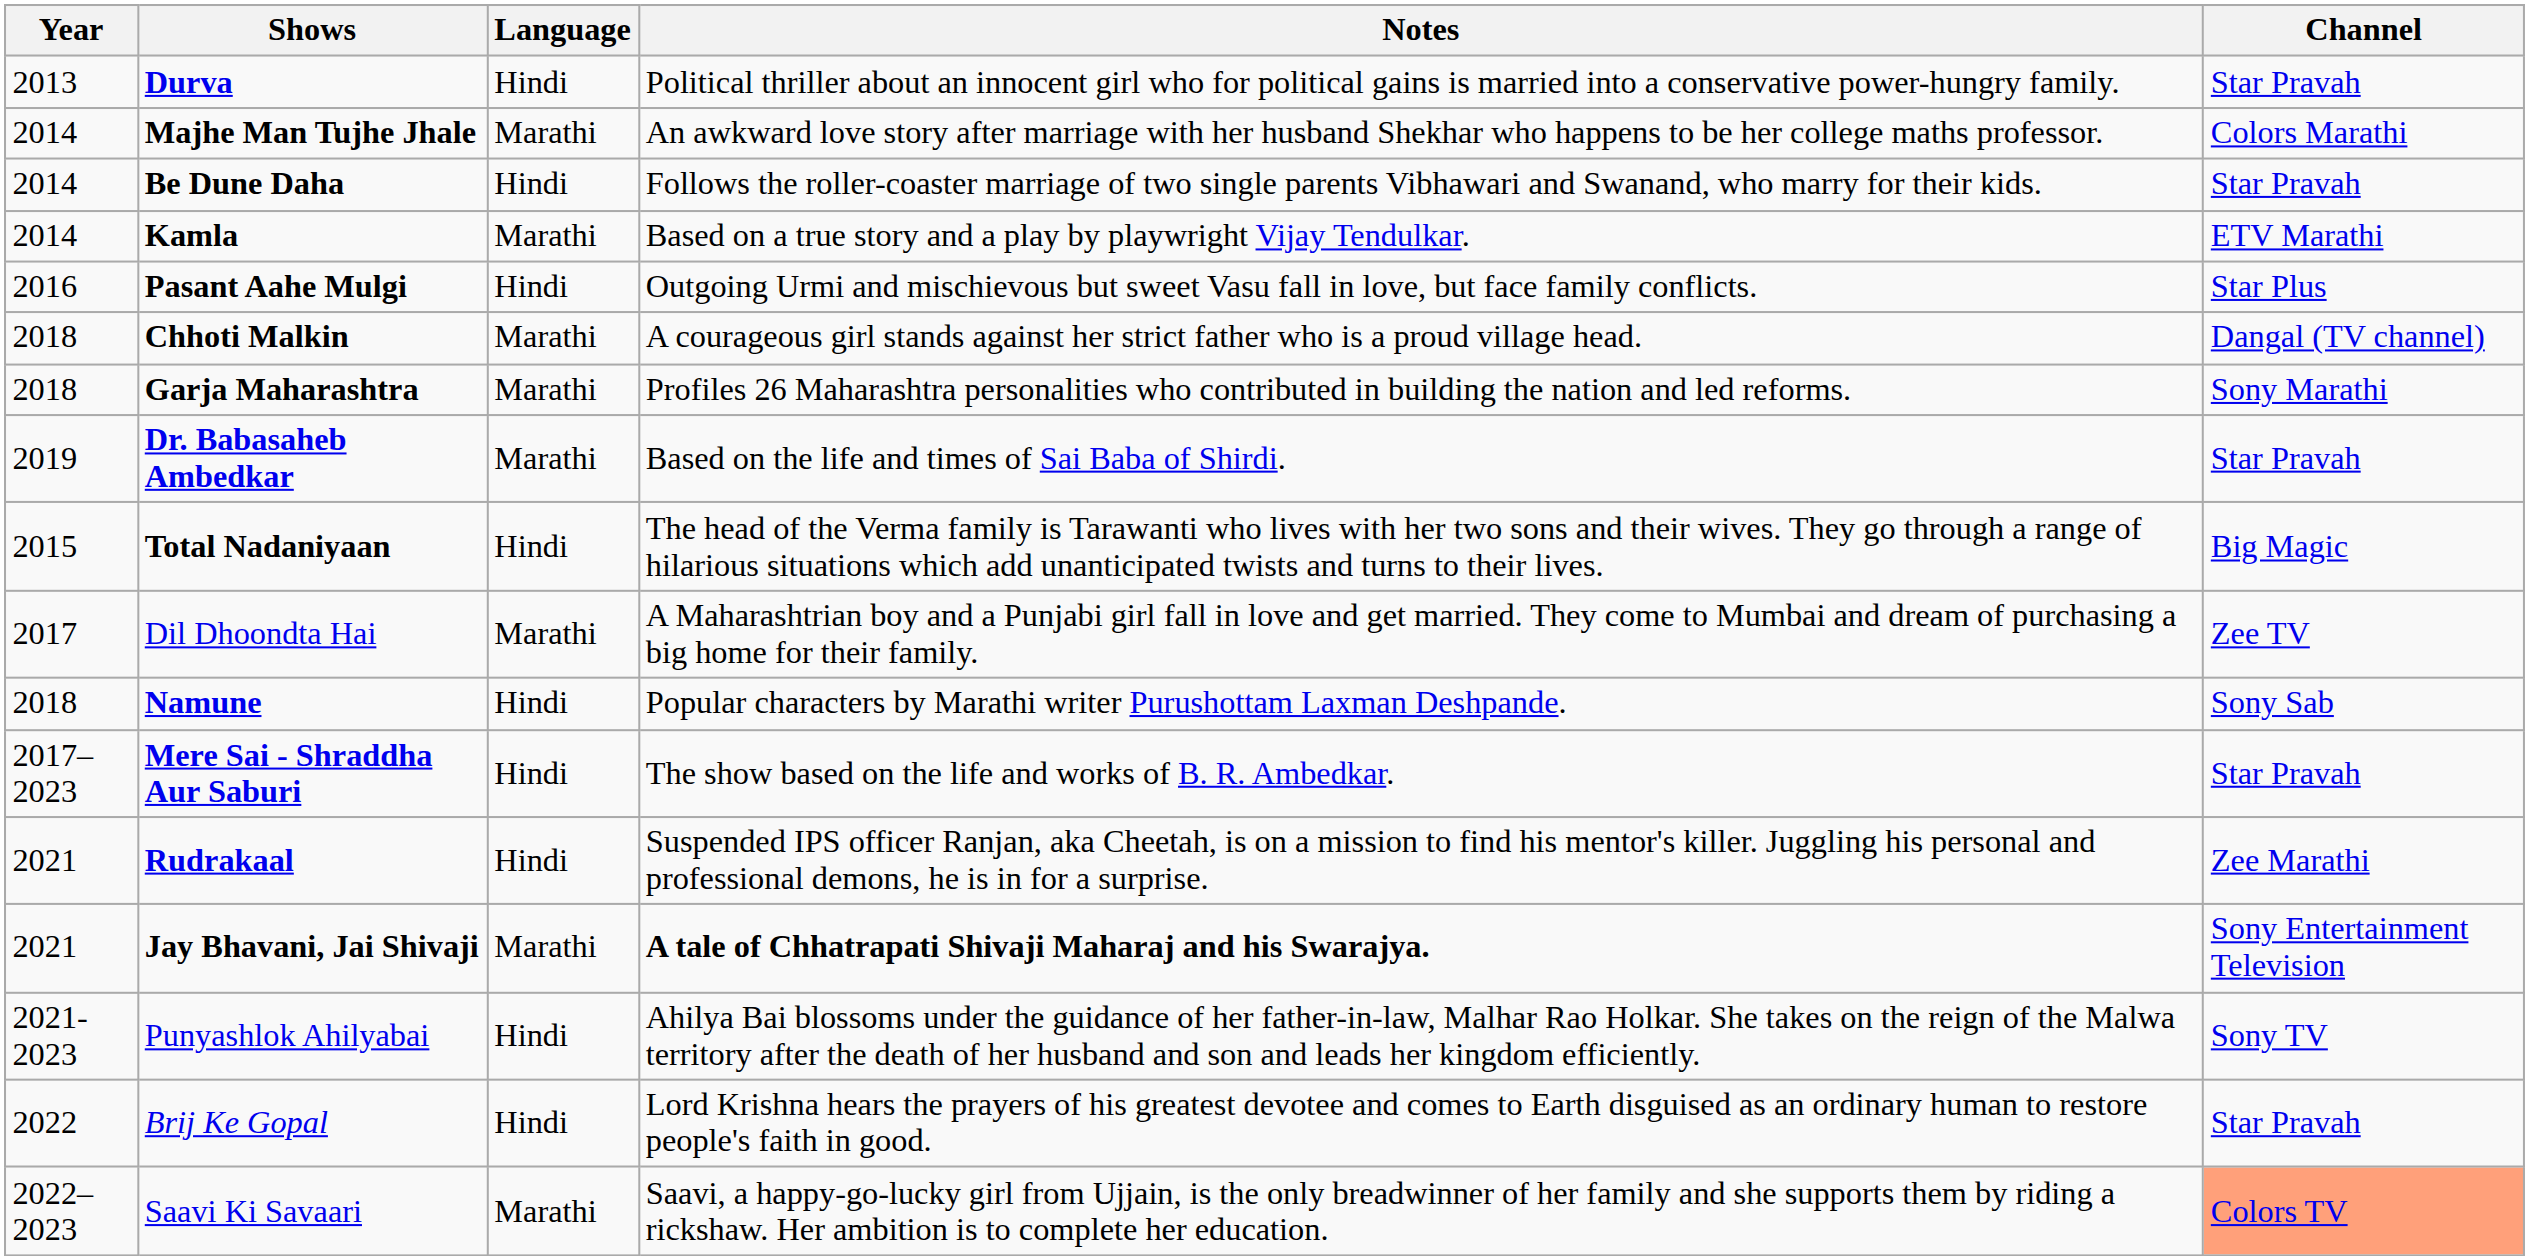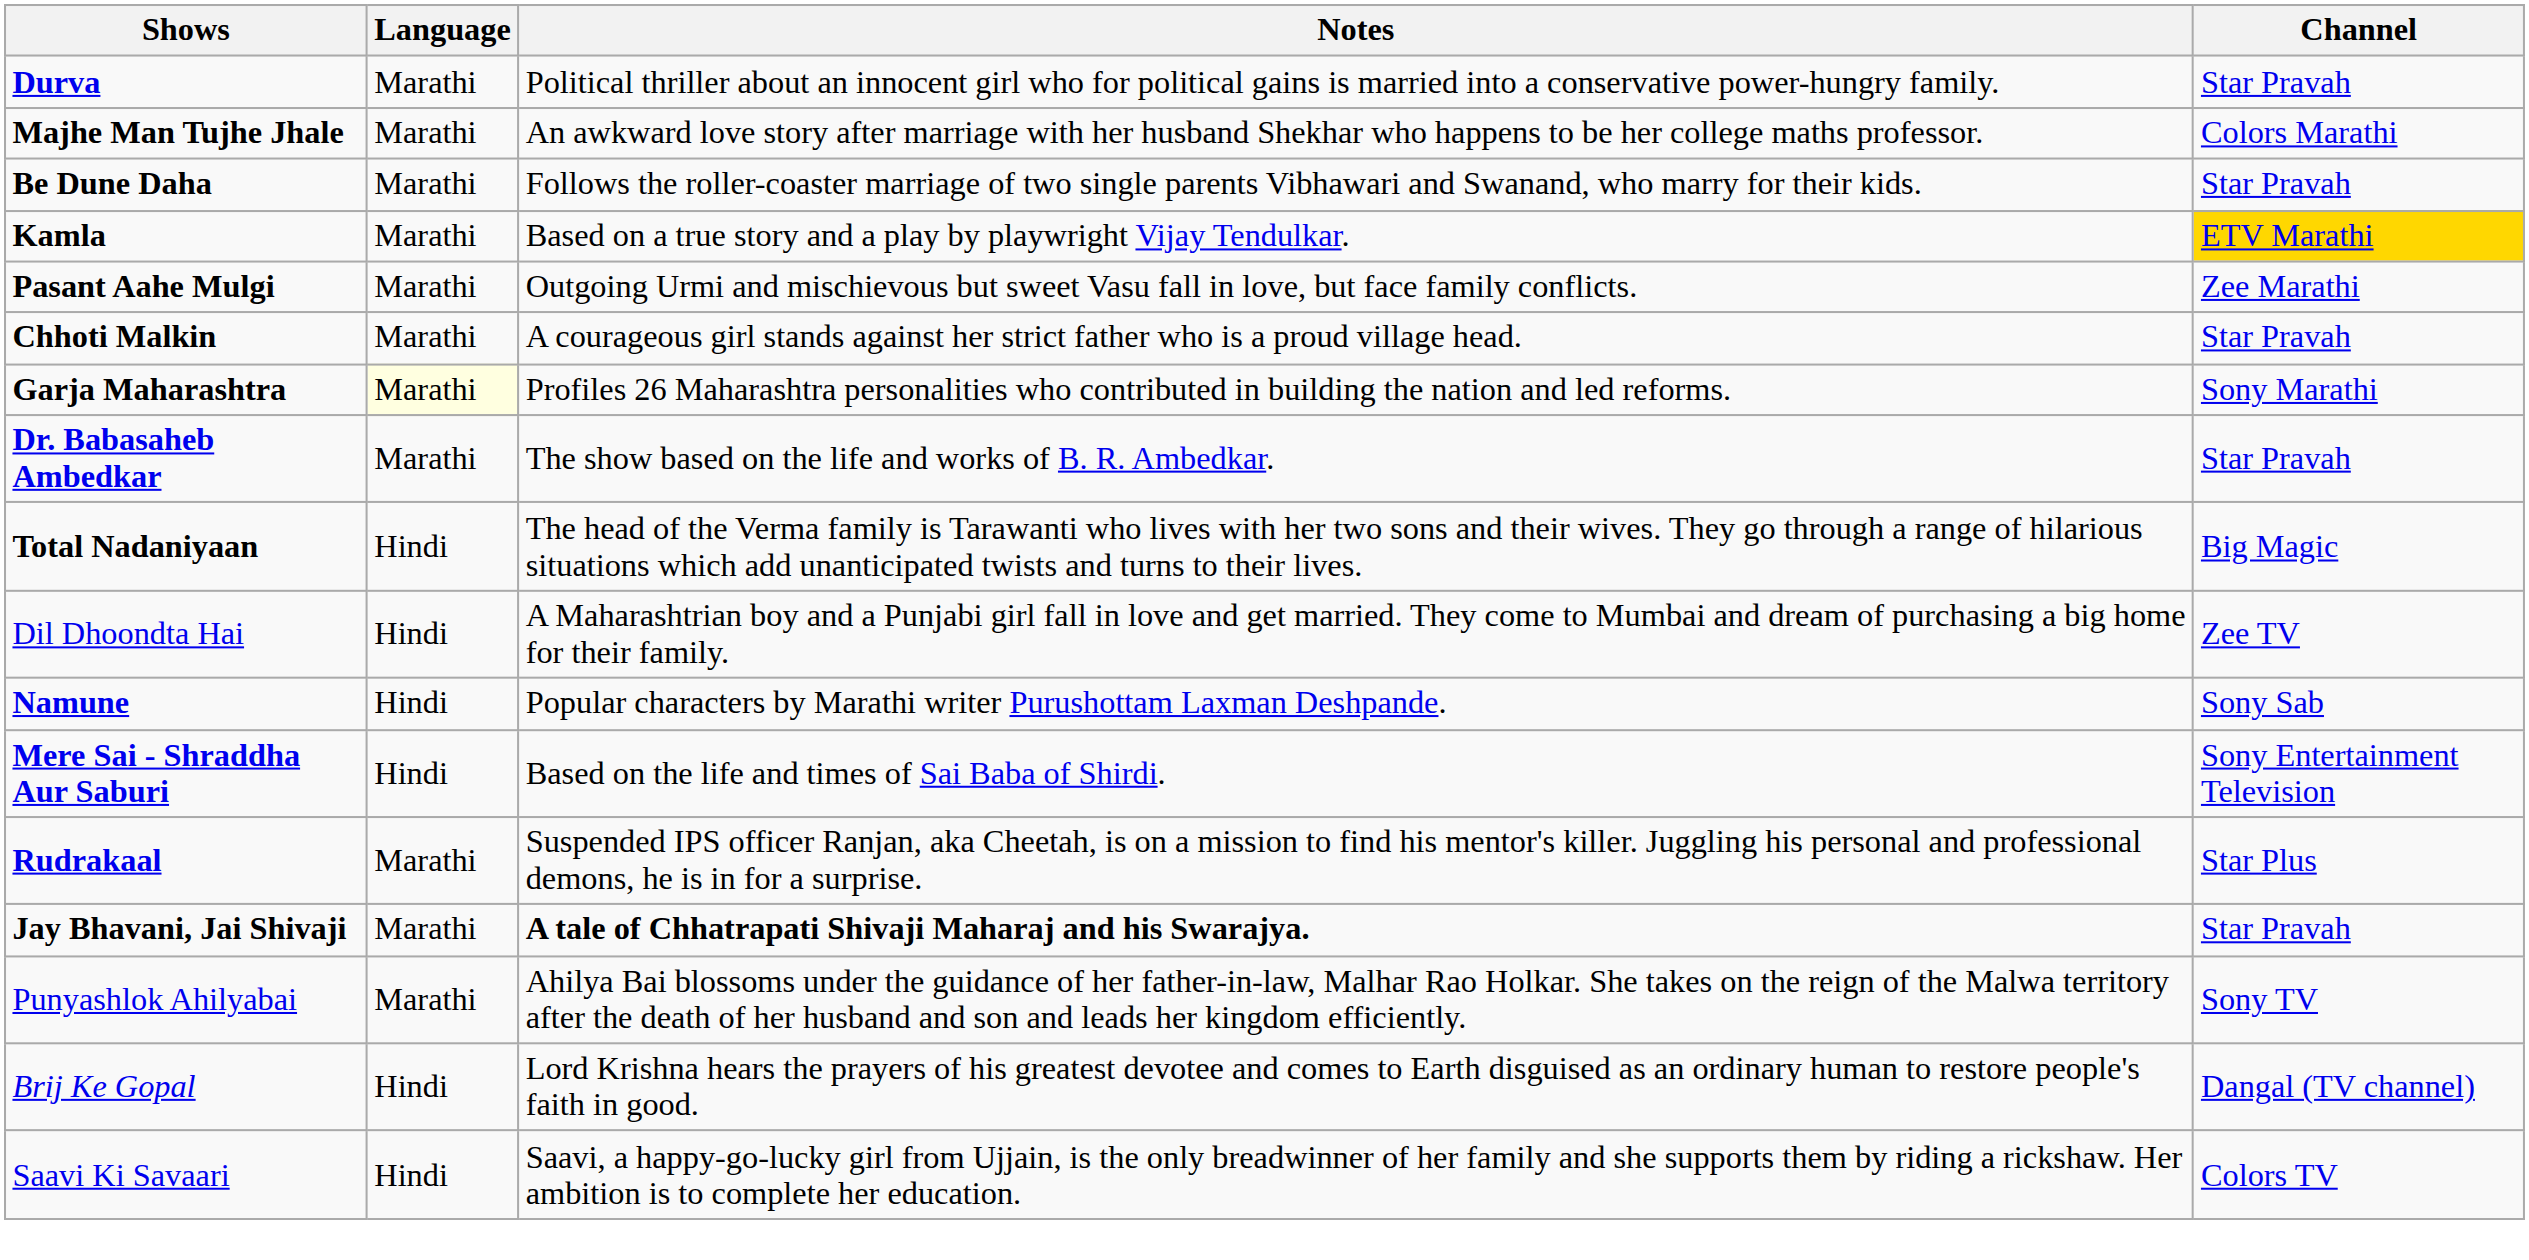- column: (71, 30)
(531, 81) Hindi -> (425, 81) Marathi
(531, 183) Hindi -> (425, 183) Marathi
(2297, 235) no background -> (2287, 235) gold background
(531, 286) Hindi -> (425, 286) Marathi
(2269, 286) Star Plus -> (2280, 286) Zee Marathi
(2348, 337) Dangal (TV channel) -> (2276, 337) Star Pravah
(546, 388) no background -> (425, 388) lightyellow background
(966, 458) Based on the life and times of Sai Baba of Shirdi. -> (900, 458) The show based on the life and works of B. R. Ambedkar.
(546, 633) Marathi -> (411, 633) Hindi
(1020, 772) The show based on the life and works of B. R. Ambedkar. -> (846, 772) Based on the life and times of Sai Baba of Shirdi.
(2286, 772) Star Pravah -> (2330, 772) Sony Entertainment Television
(531, 860) Hindi -> (425, 860) Marathi
(2290, 860) Zee Marathi -> (2259, 860) Star Plus
(2340, 947) Sony Entertainment Television -> (2276, 929) Star Pravah
(531, 1035) Hindi -> (425, 998) Marathi
(2286, 1122) Star Pravah -> (2338, 1086) Dangal (TV channel)
(546, 1210) Marathi -> (411, 1174) Hindi
(2279, 1210) lightsalmon background -> (2269, 1174) no background
